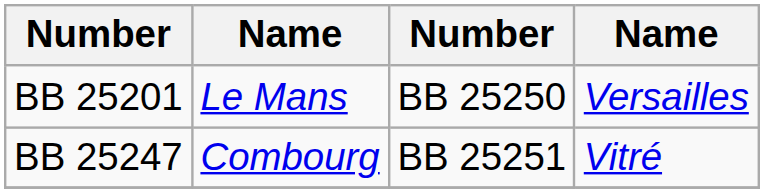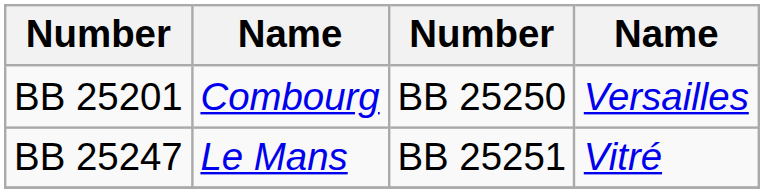(274, 95) Le Mans -> (290, 95) Combourg
(290, 156) Combourg -> (274, 156) Le Mans
